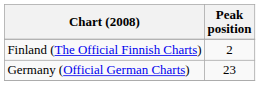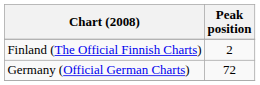(229, 70) 23 -> (229, 70) 72
